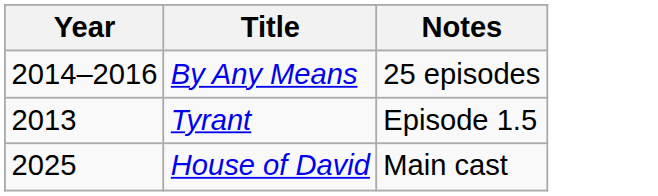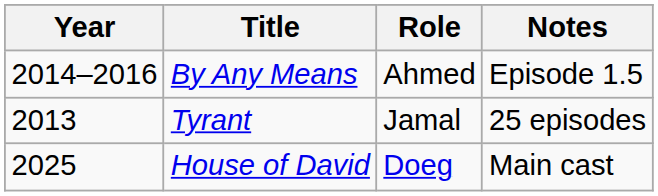+ column: (429, 27)
(462, 73) 25 episodes -> (566, 73) Episode 1.5
(460, 119) Episode 1.5 -> (568, 119) 25 episodes
